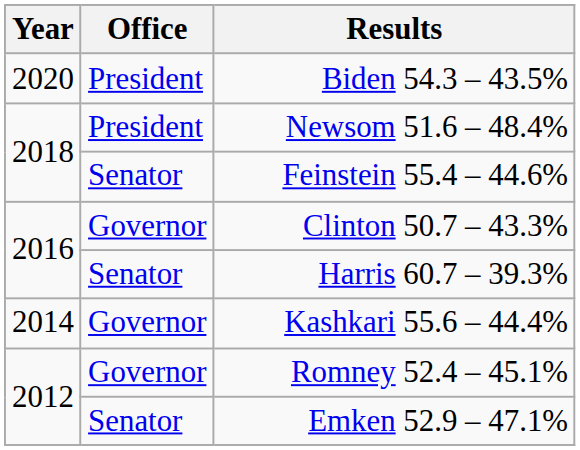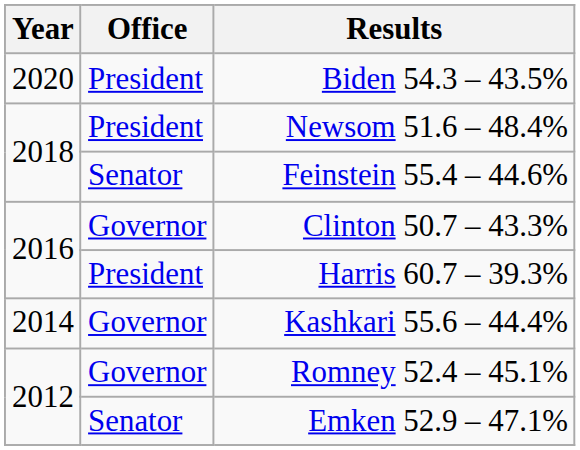(135, 273) Senator -> (146, 273) President
